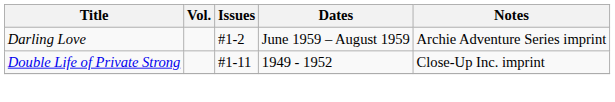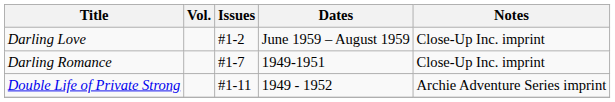(511, 39) Archie Adventure Series imprint -> (481, 39) Close-Up Inc. imprint
+ row: (60, 62)
(481, 62) Close-Up Inc. imprint -> (511, 85) Archie Adventure Series imprint
